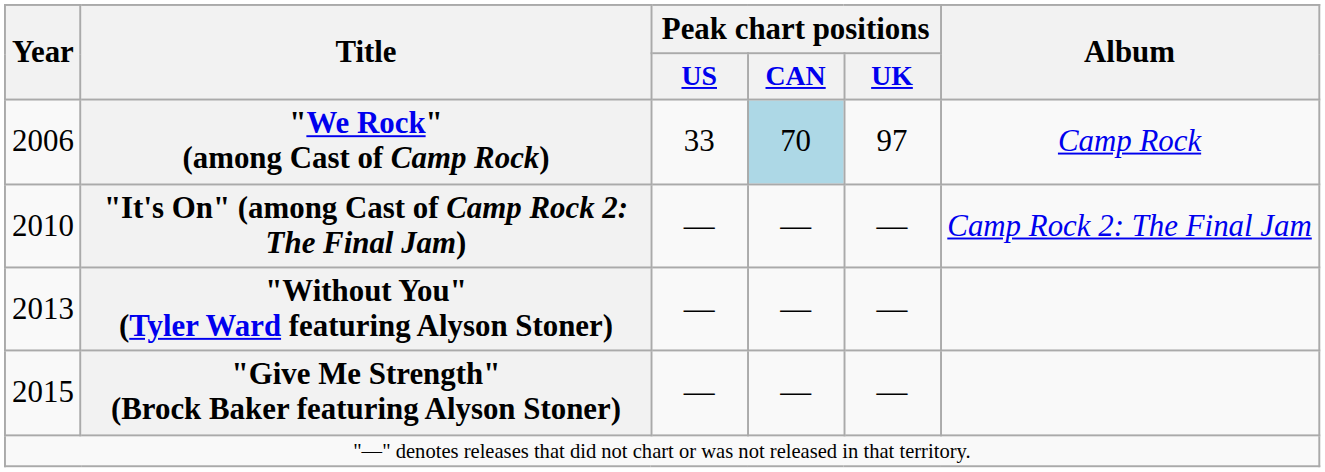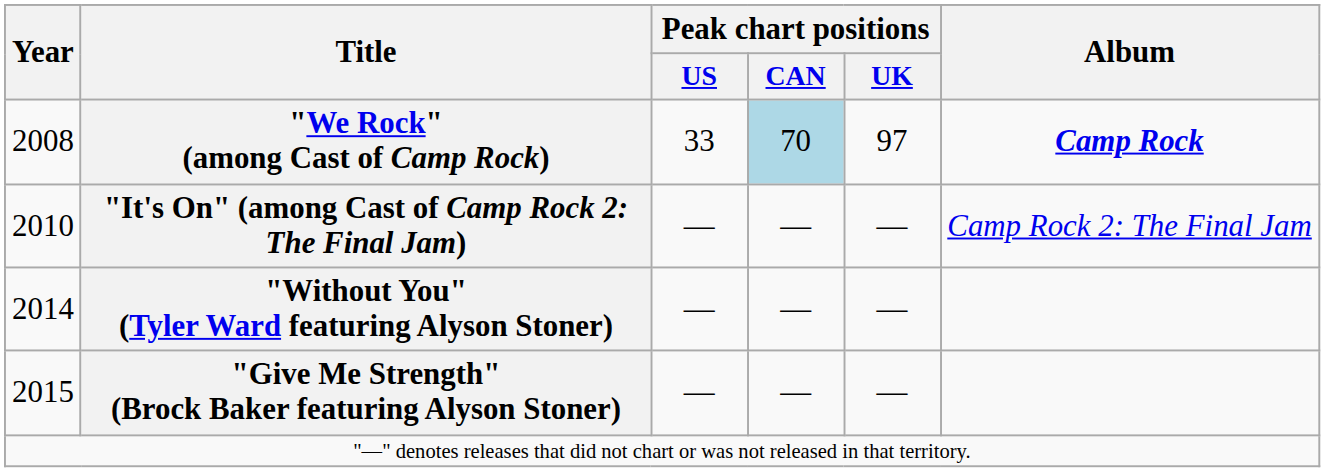(43, 141) 2006 -> (43, 141) 2008
(1130, 141) normal -> (1130, 141) bold
(43, 308) 2013 -> (43, 308) 2014
